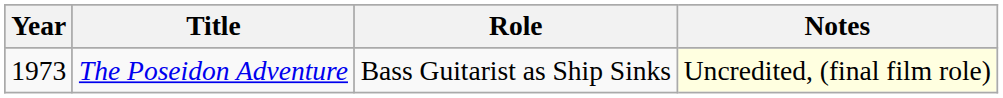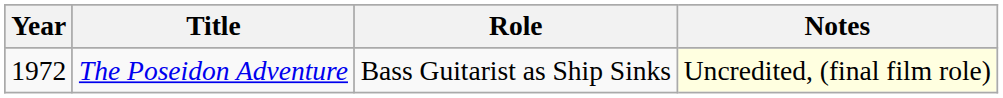(39, 69) 1973 -> (39, 69) 1972
